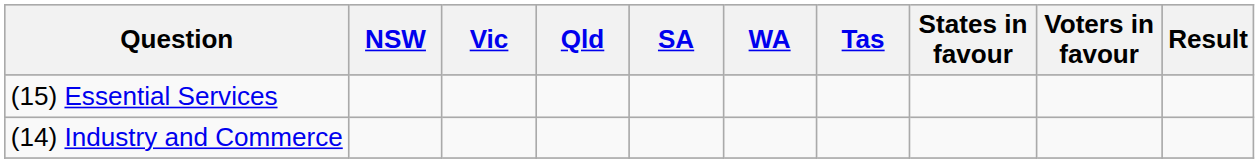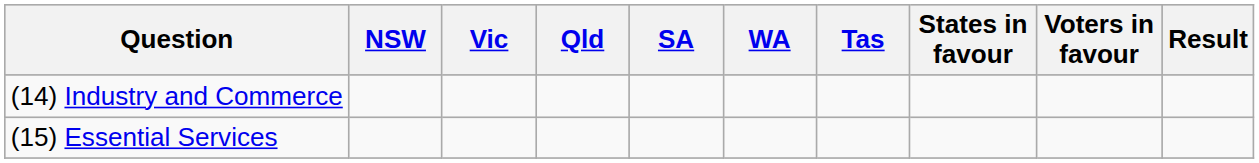rows swapped: (177, 137) <-> (144, 95)
